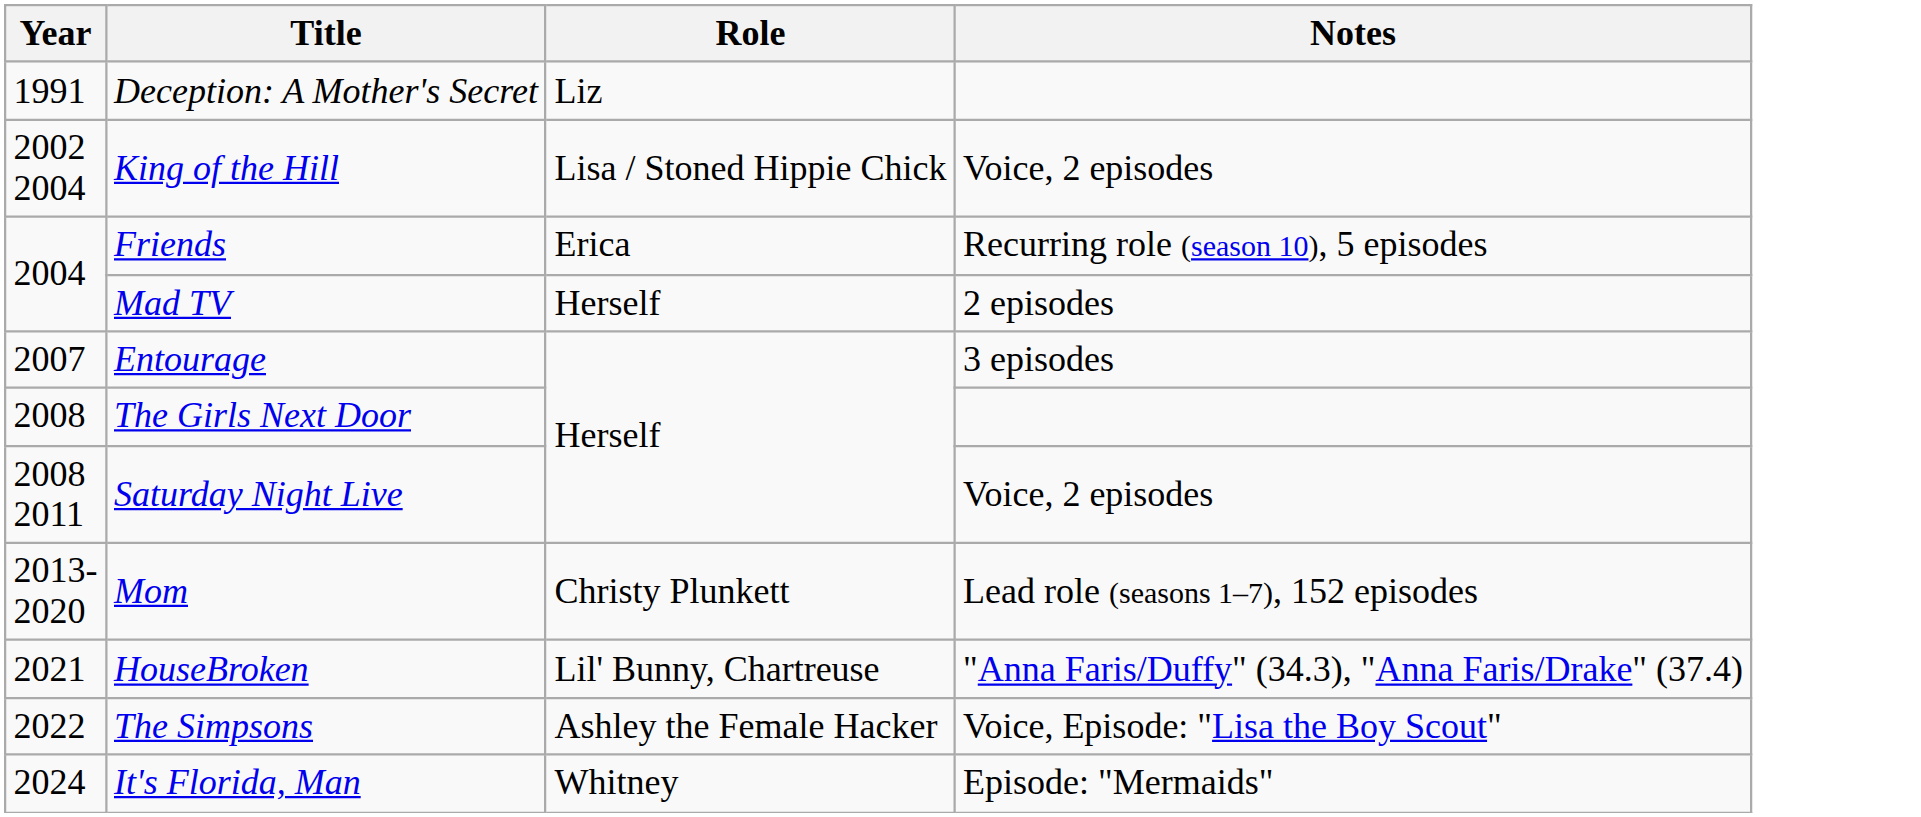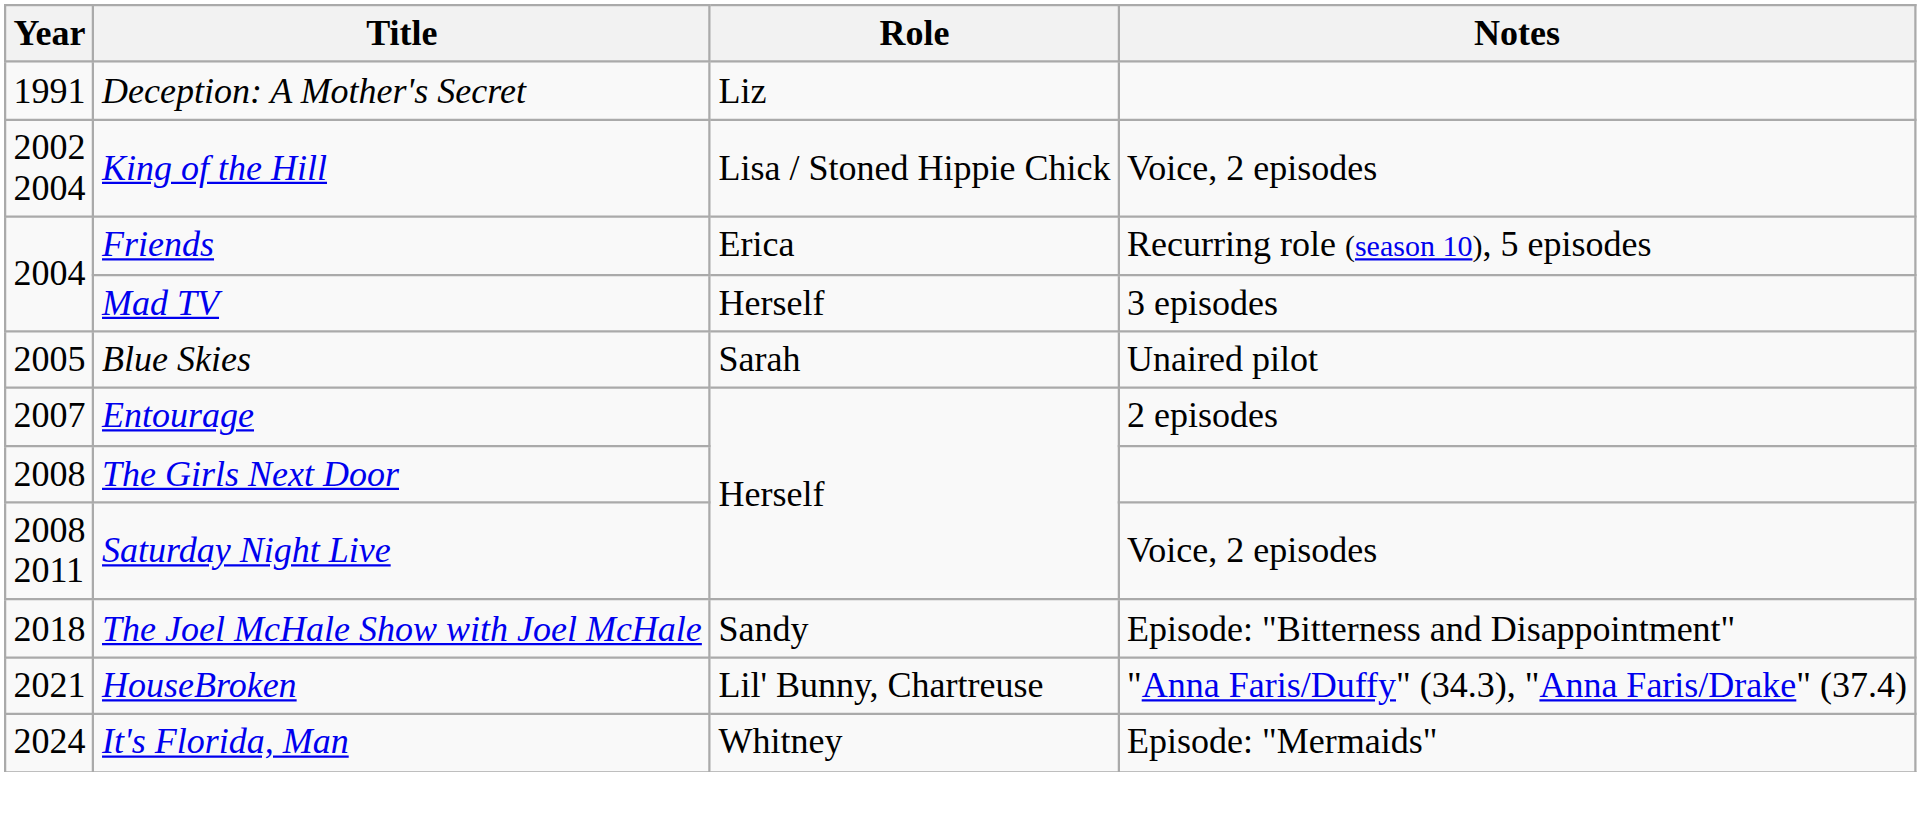(1039, 301) 2 episodes -> (1202, 301) 3 episodes
+ row: (176, 359)
(1039, 359) 3 episodes -> (1202, 416) 2 episodes
- row: (151, 591)
+ row: (402, 627)
- row: (214, 725)
